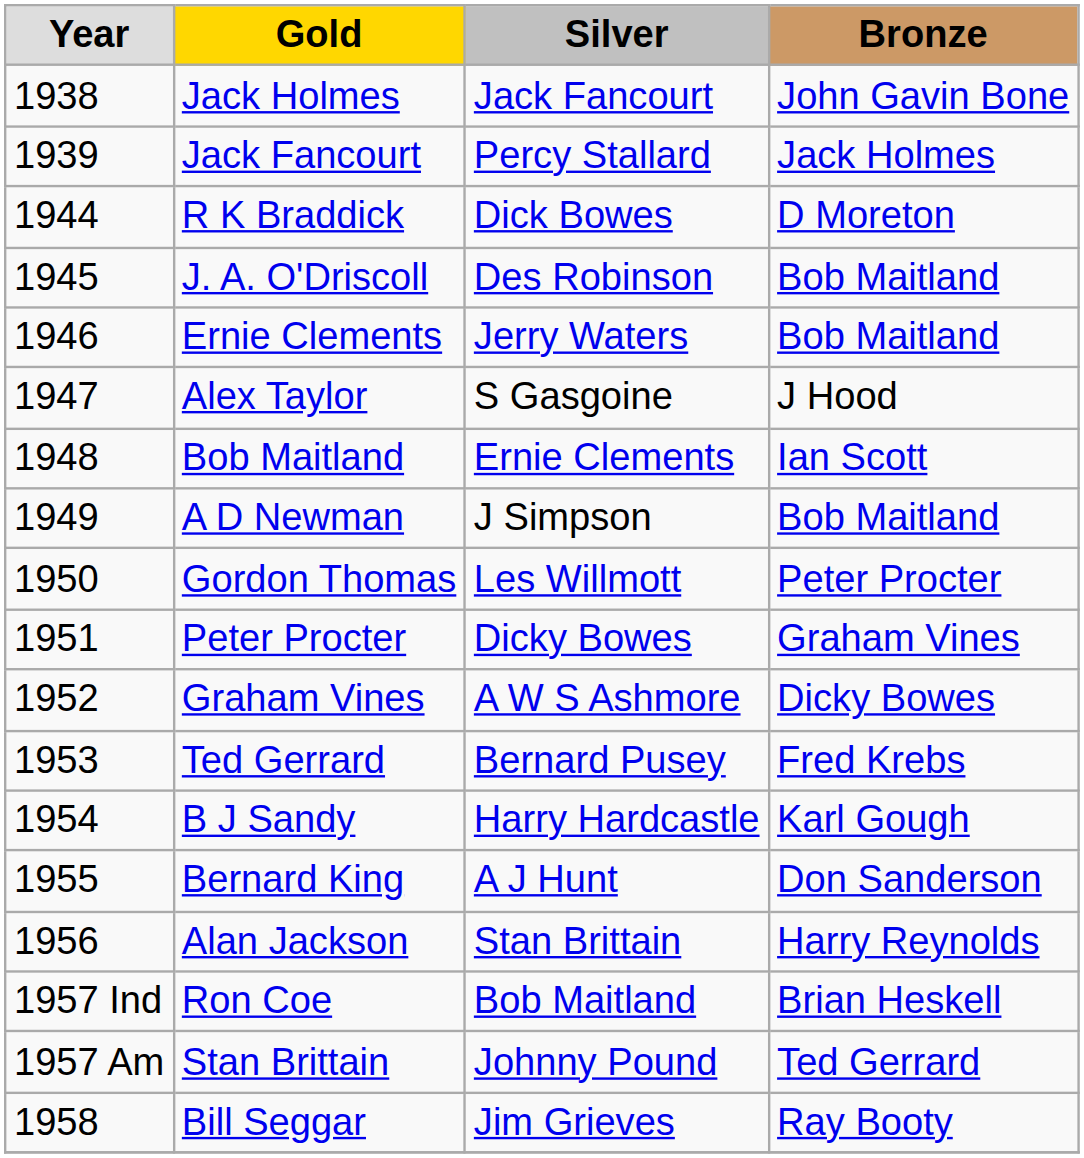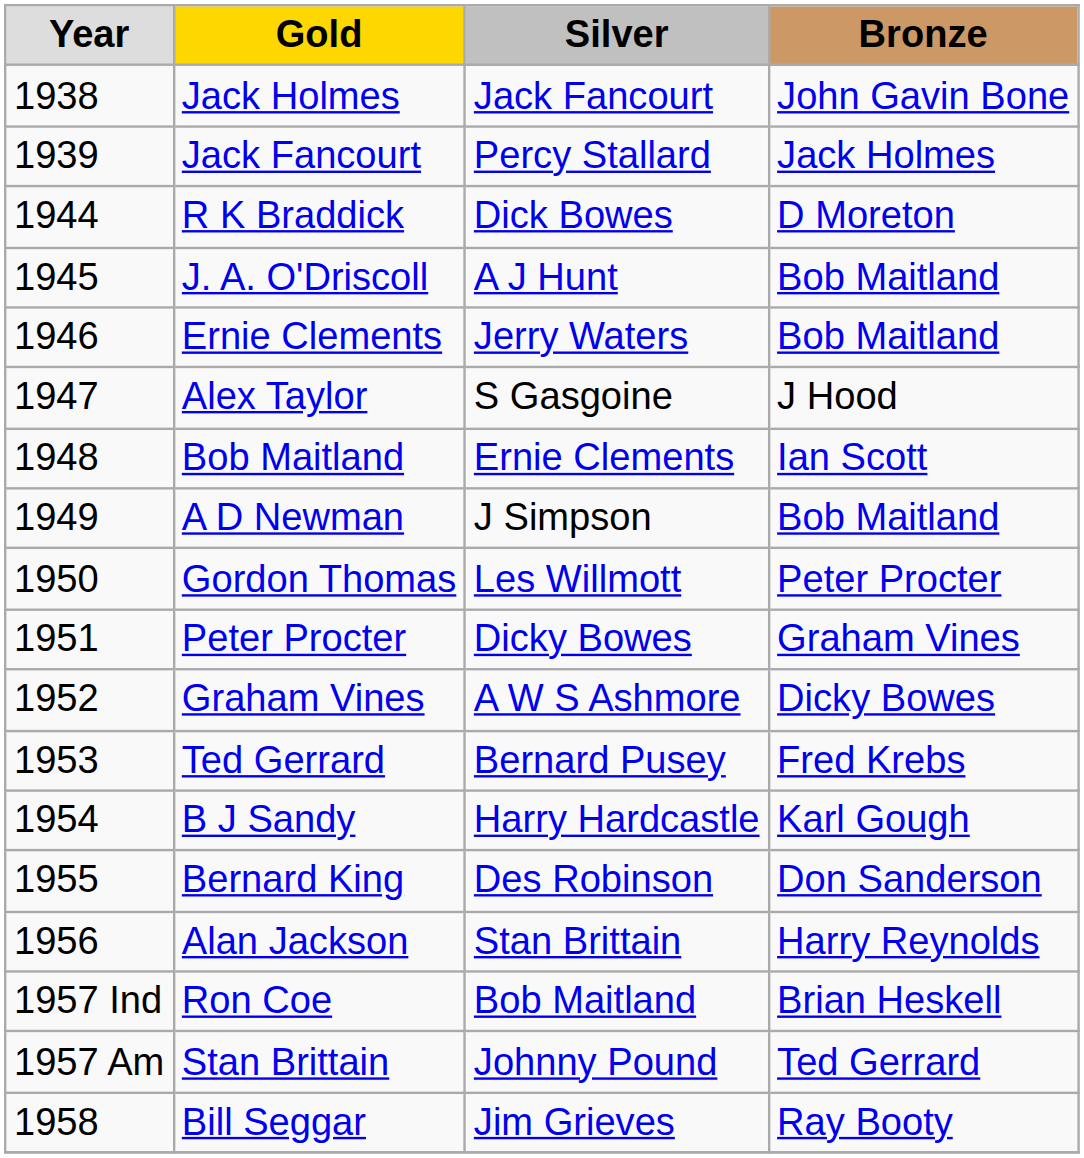(593, 276) Des Robinson -> (546, 276) A J Hunt
(546, 880) A J Hunt -> (593, 880) Des Robinson
